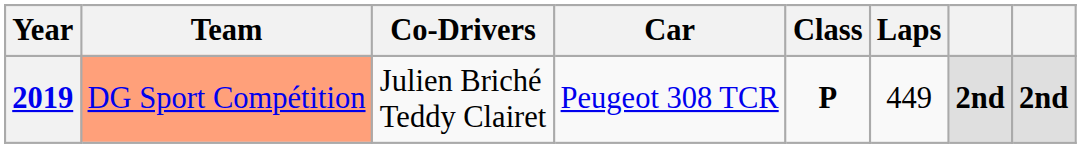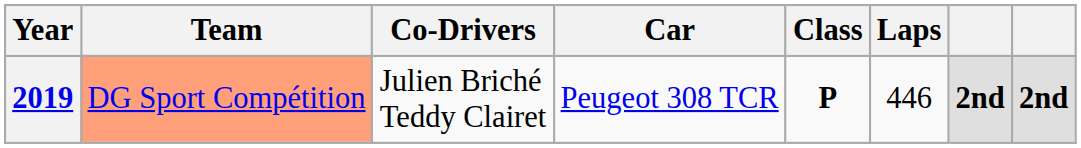(909, 98) 449 -> (909, 98) 446
